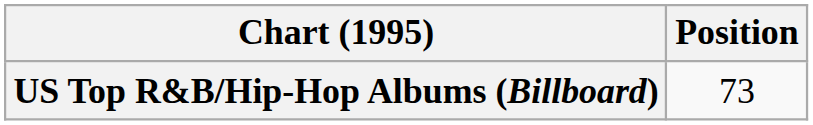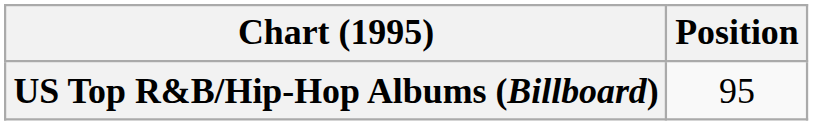(737, 89) 73 -> (737, 89) 95
